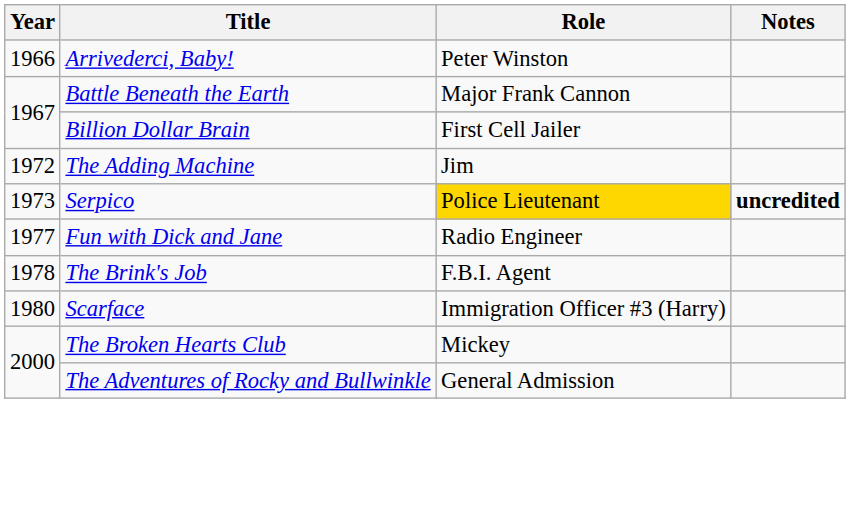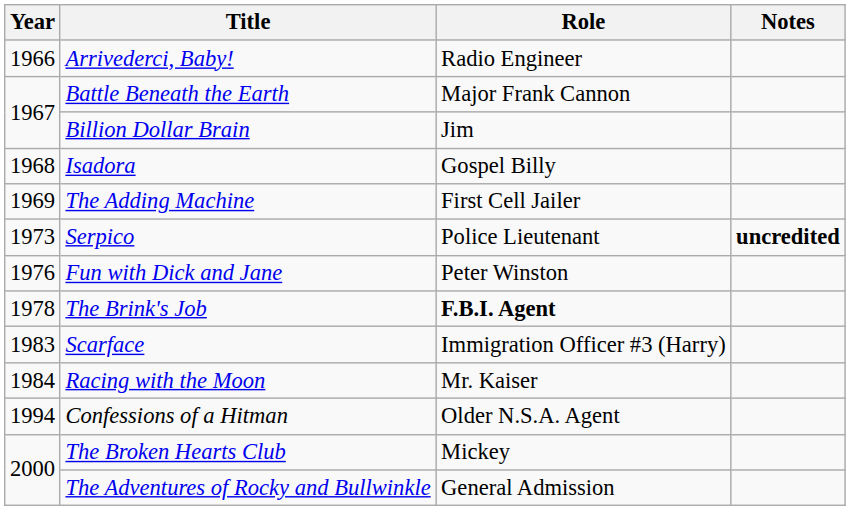(505, 58) Peter Winston -> (512, 58) Radio Engineer
(511, 129) First Cell Jailer -> (457, 129) Jim
+ row: (101, 165)
(32, 165) 1972 -> (32, 201) 1969
(457, 165) Jim -> (511, 201) First Cell Jailer
(520, 201) gold background -> (520, 237) no background
(32, 237) 1977 -> (32, 272) 1976
(512, 237) Radio Engineer -> (505, 272) Peter Winston
(496, 272) normal -> (498, 308) bold
(32, 308) 1980 -> (32, 344) 1983
+ row: (165, 380)
+ row: (177, 415)
